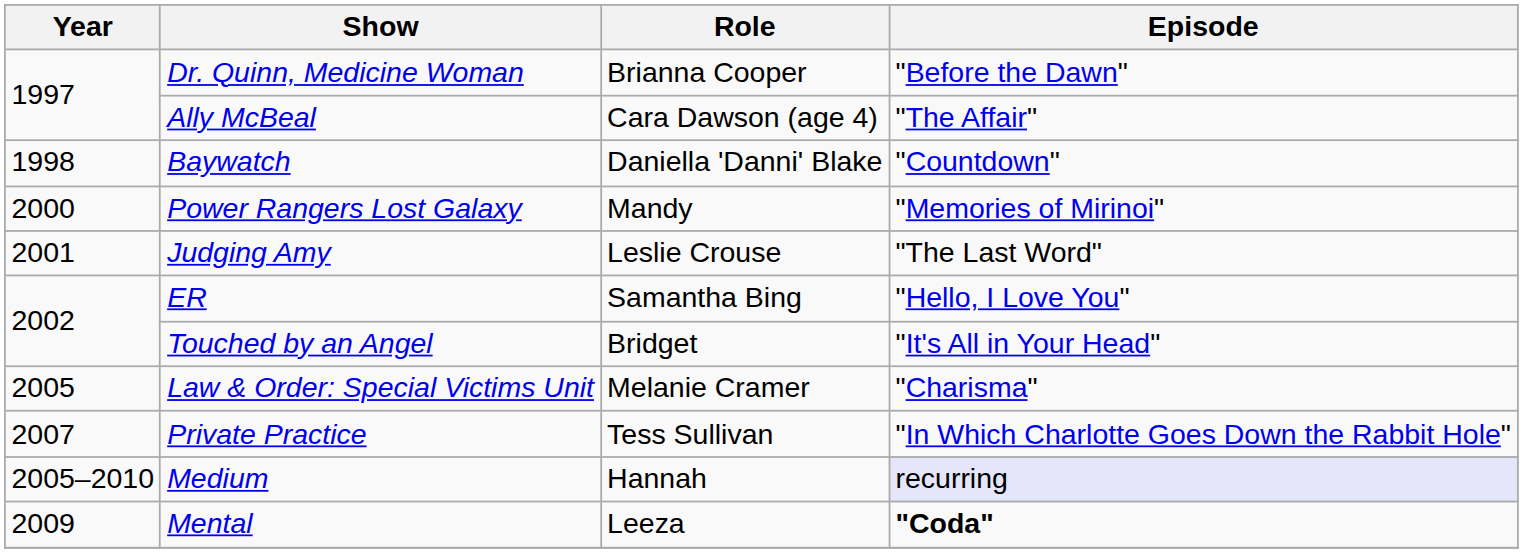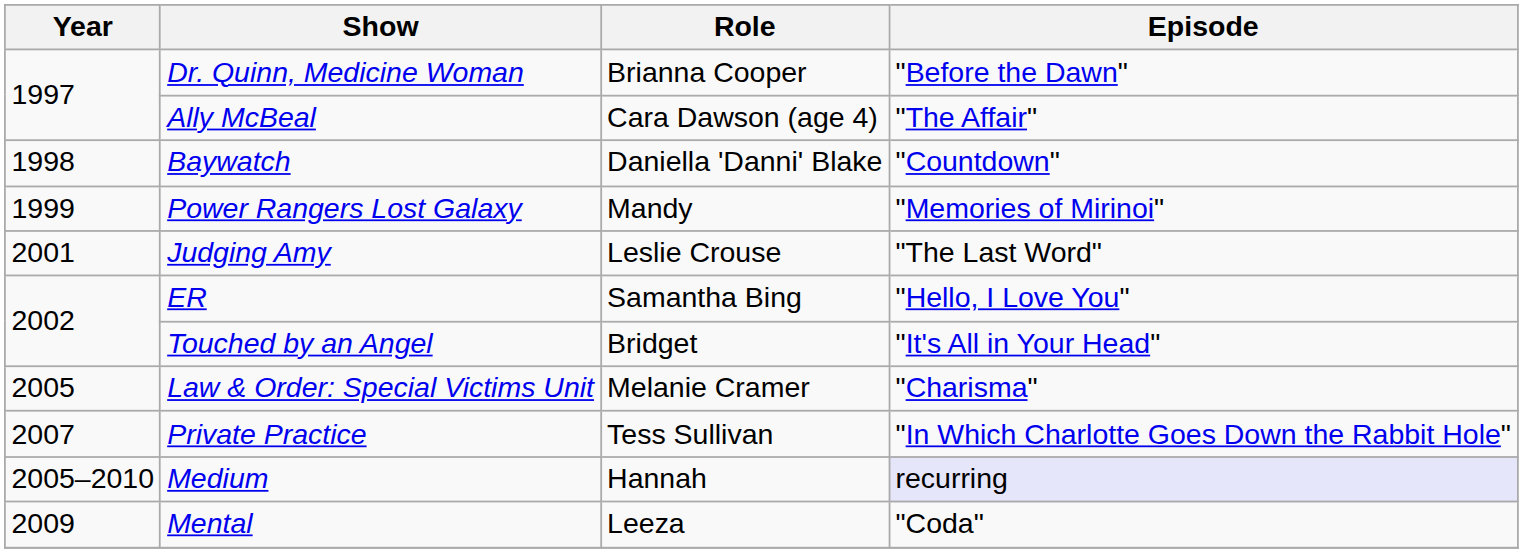(43, 207) 2000 -> (43, 207) 1999
(945, 523) bold -> (940, 523) normal
